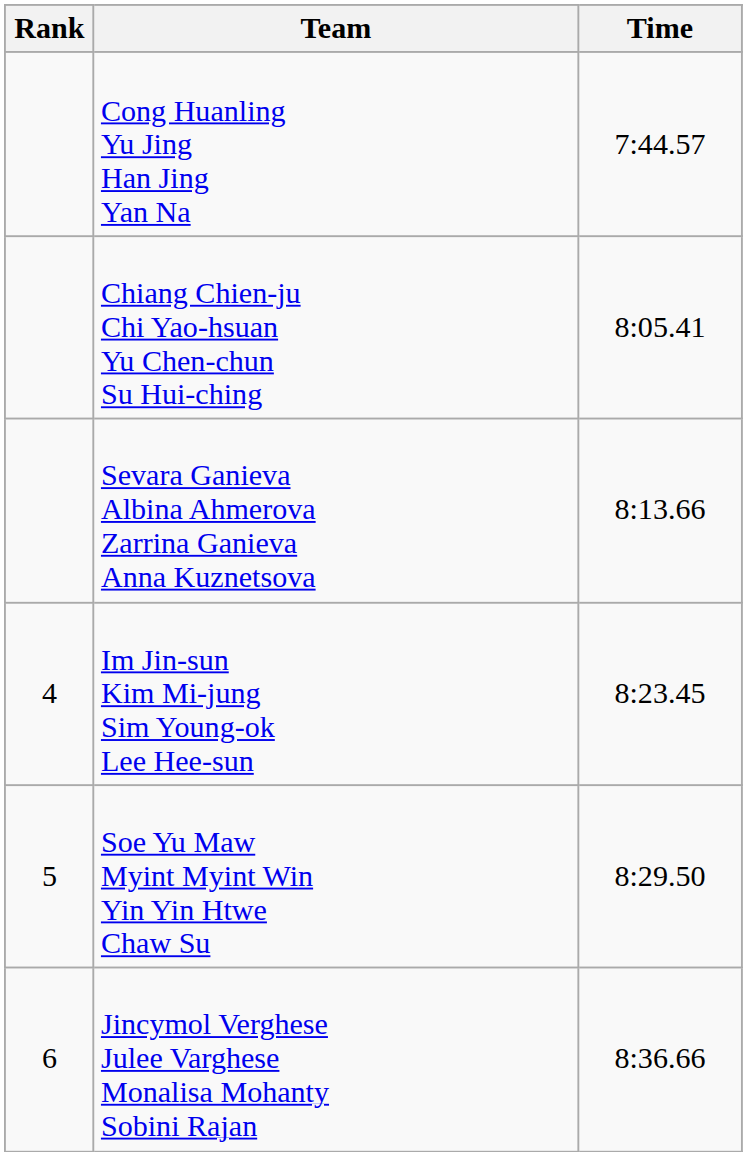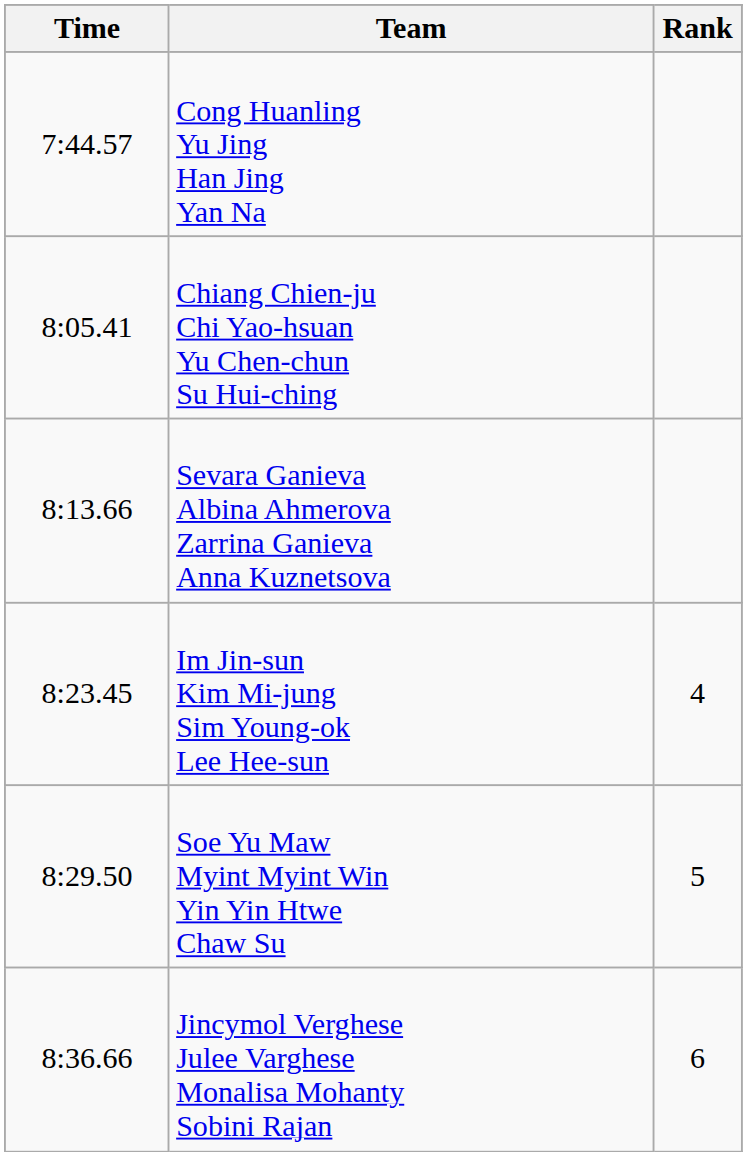columns swapped: (49, 28) <-> (660, 28)
